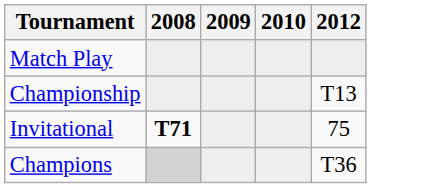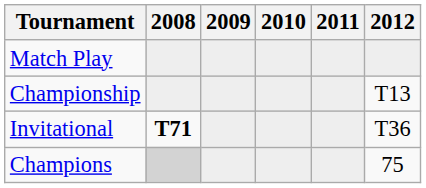+ column: (338, 22)
(339, 128) 75 -> (393, 128) T36
(339, 164) T36 -> (393, 164) 75
